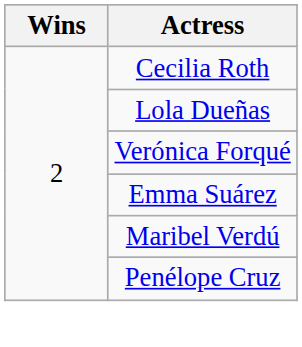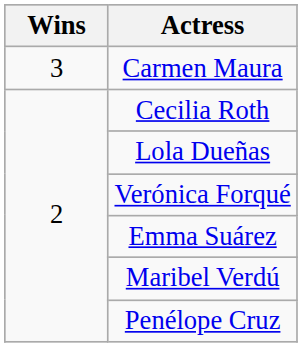+ row: (203, 67)
